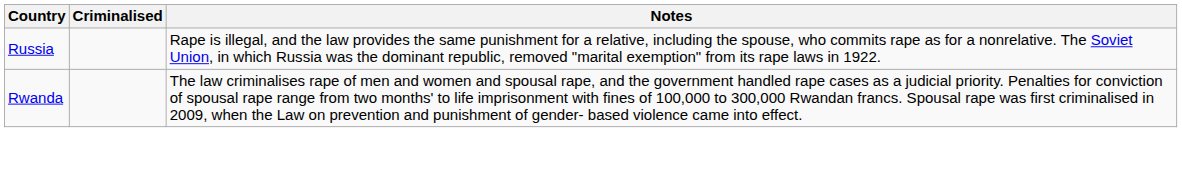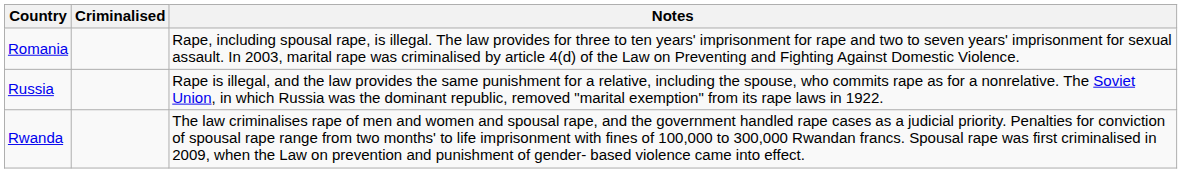+ row: (38, 48)
